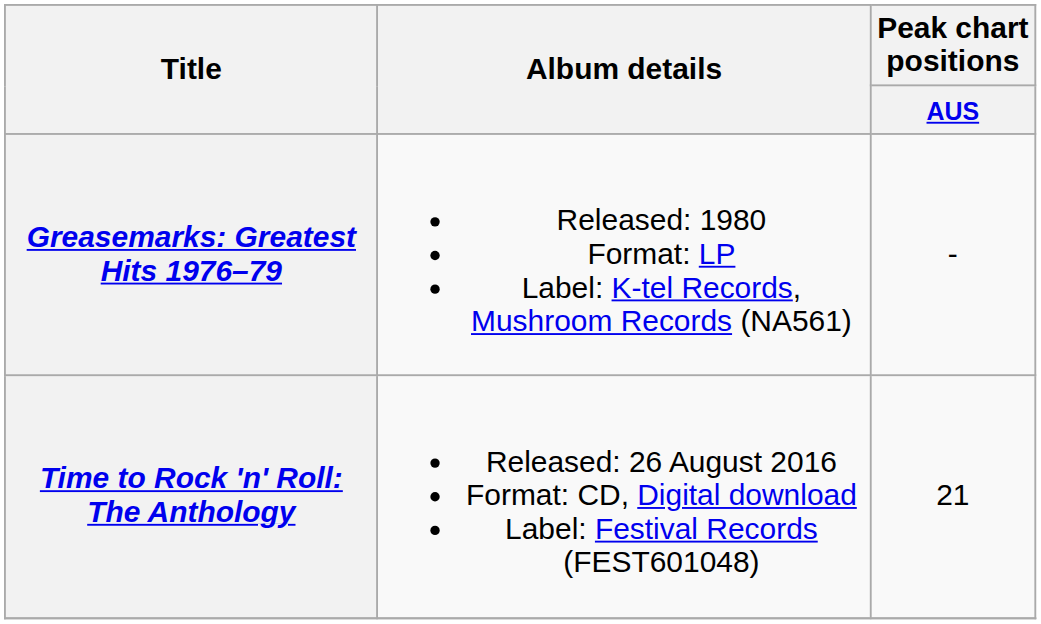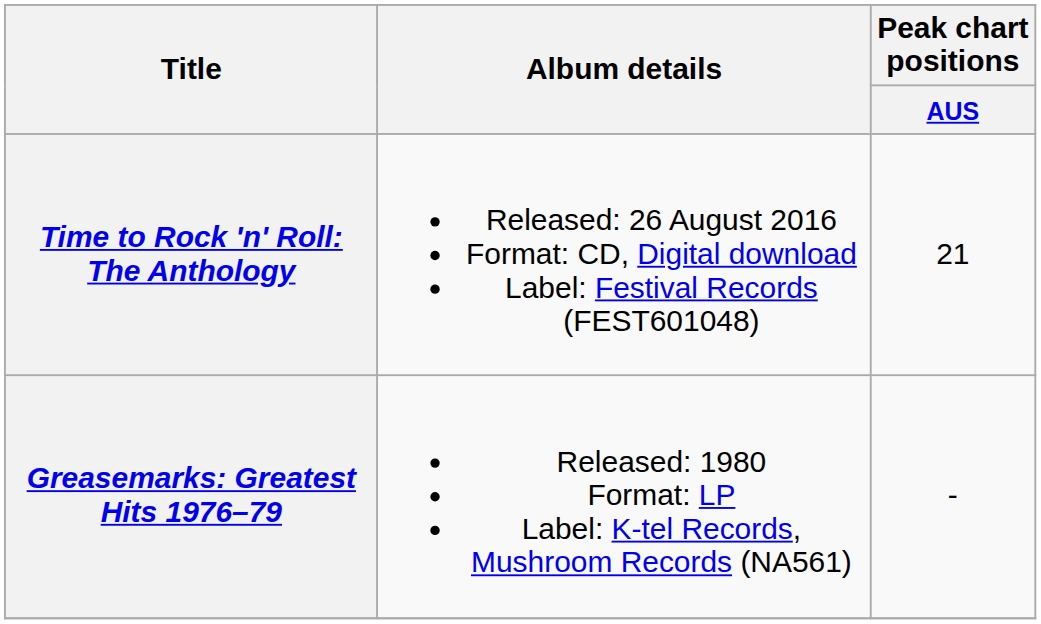rows swapped: (191, 254) <-> (191, 495)
